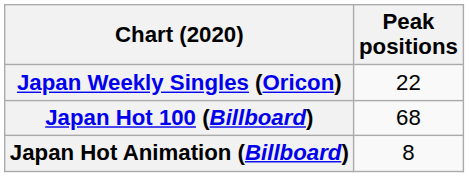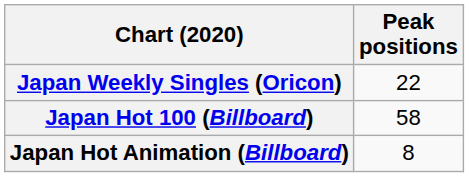(408, 117) 68 -> (408, 117) 58
